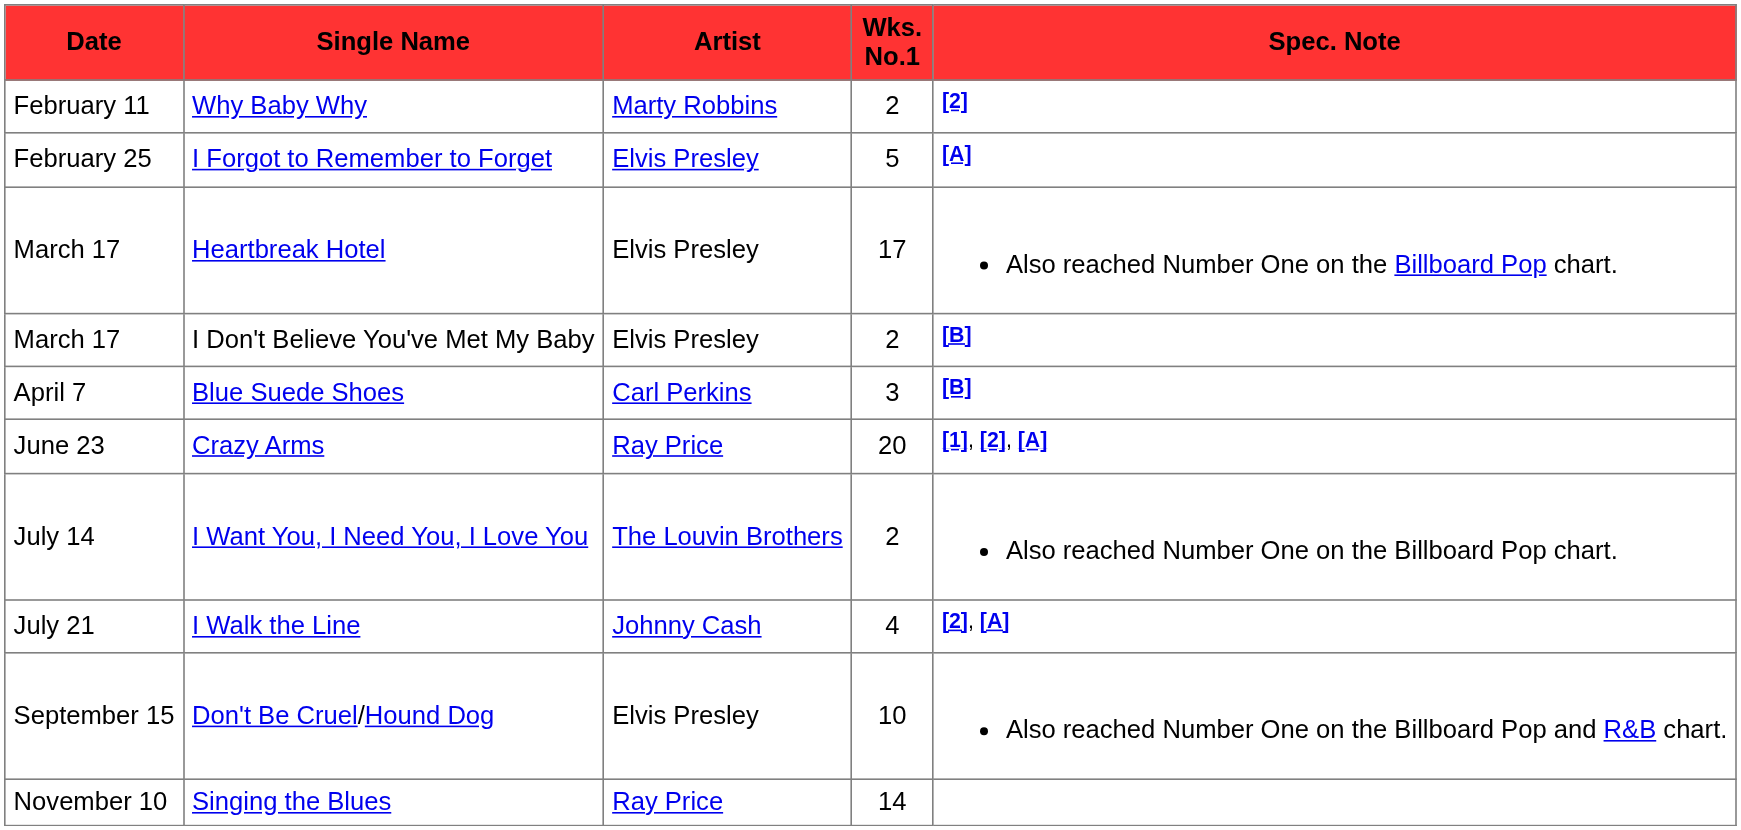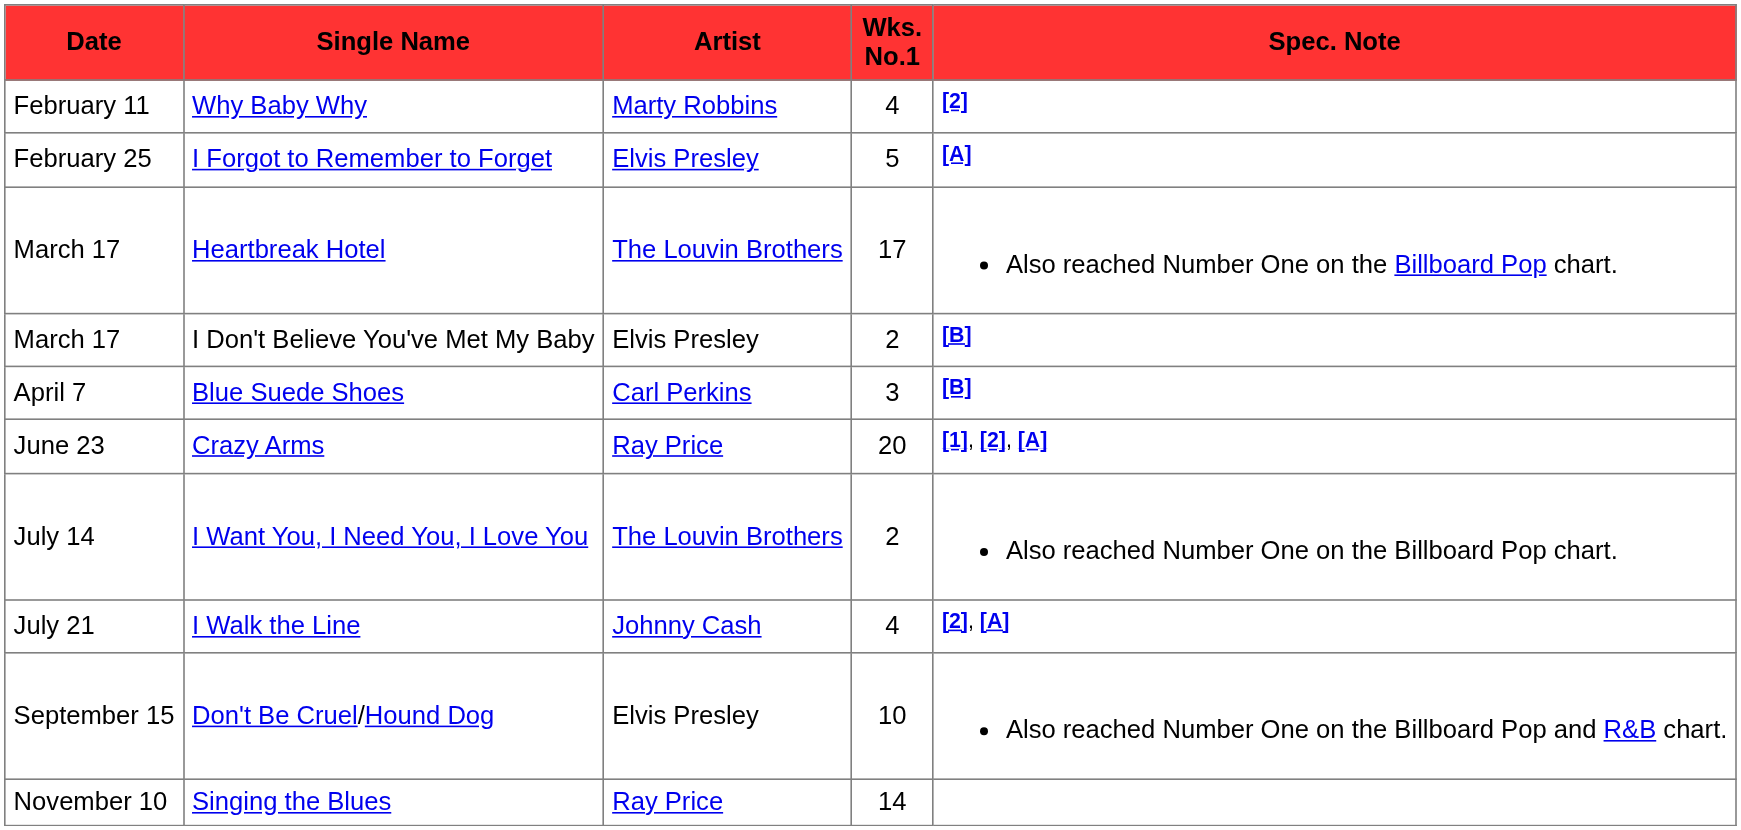(892, 106) 2 -> (892, 106) 4
(685, 249) Elvis Presley -> (727, 249) The Louvin Brothers
